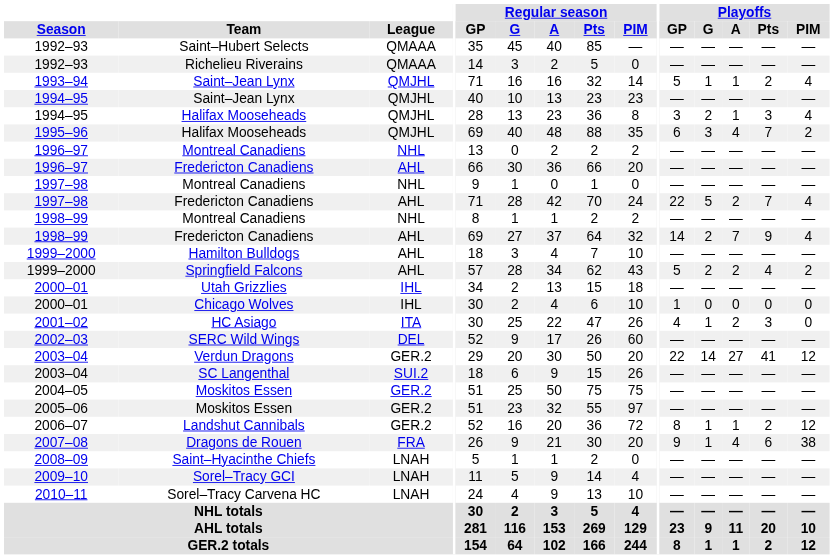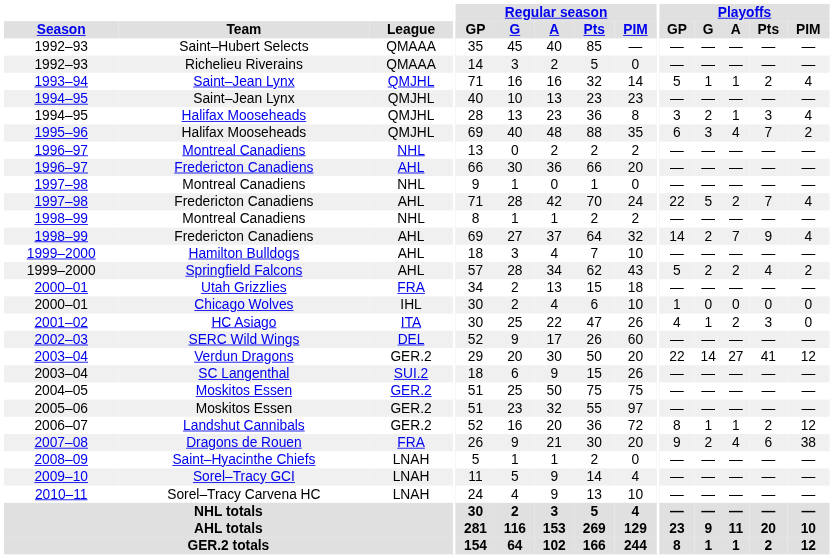(411, 287) IHL -> (411, 287) FRA
(708, 442) 1 -> (708, 442) 2
